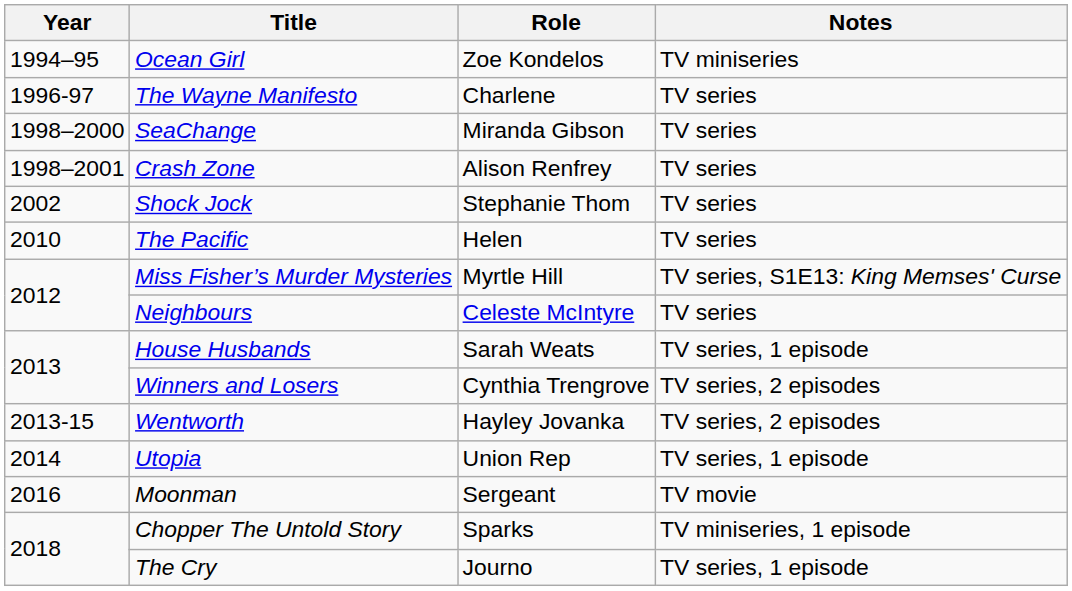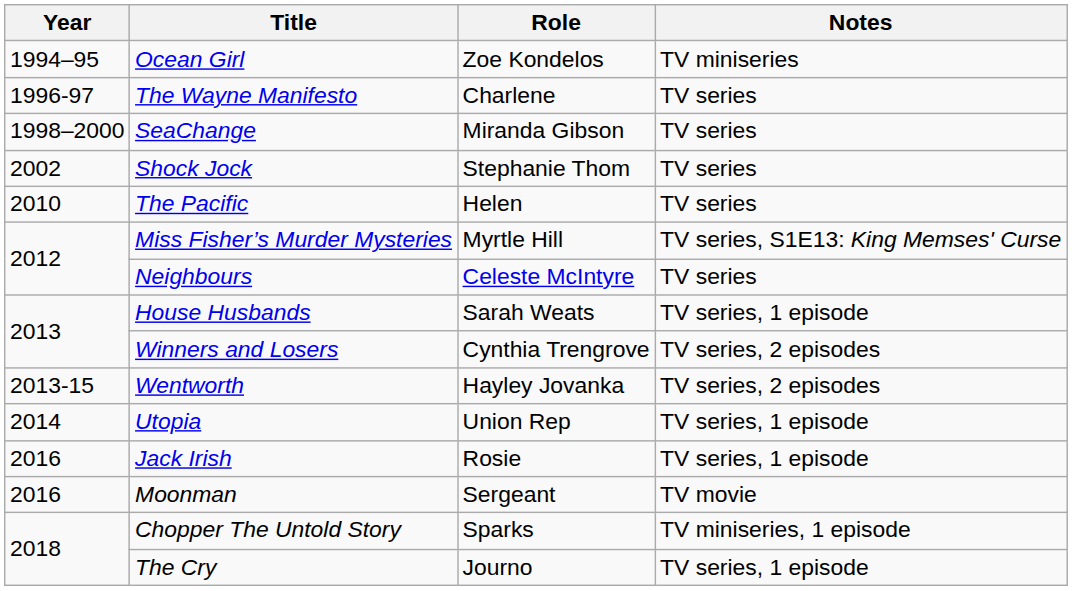- row: (195, 167)
+ row: (183, 458)
